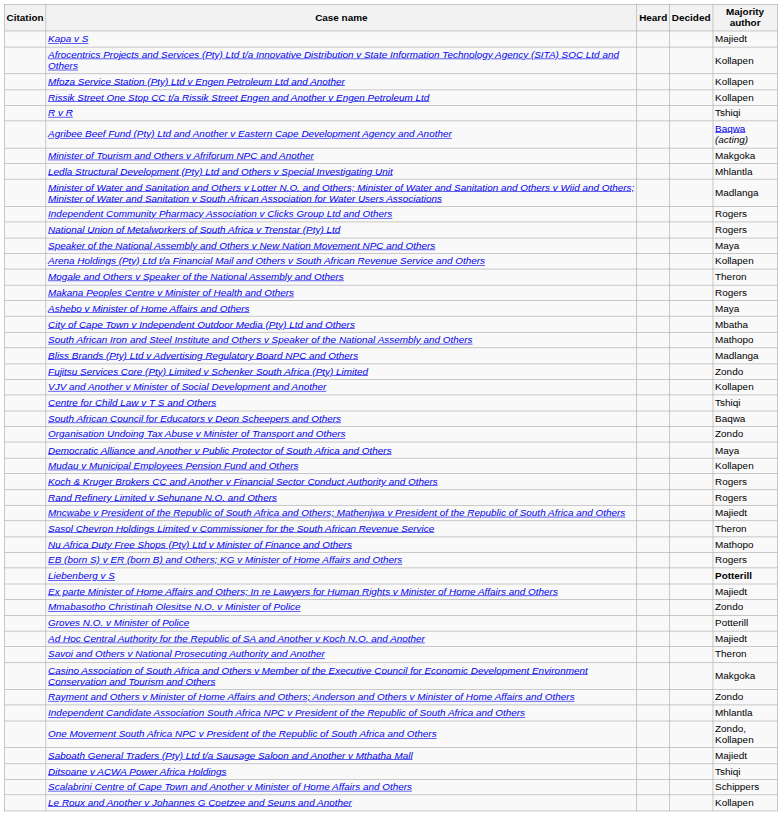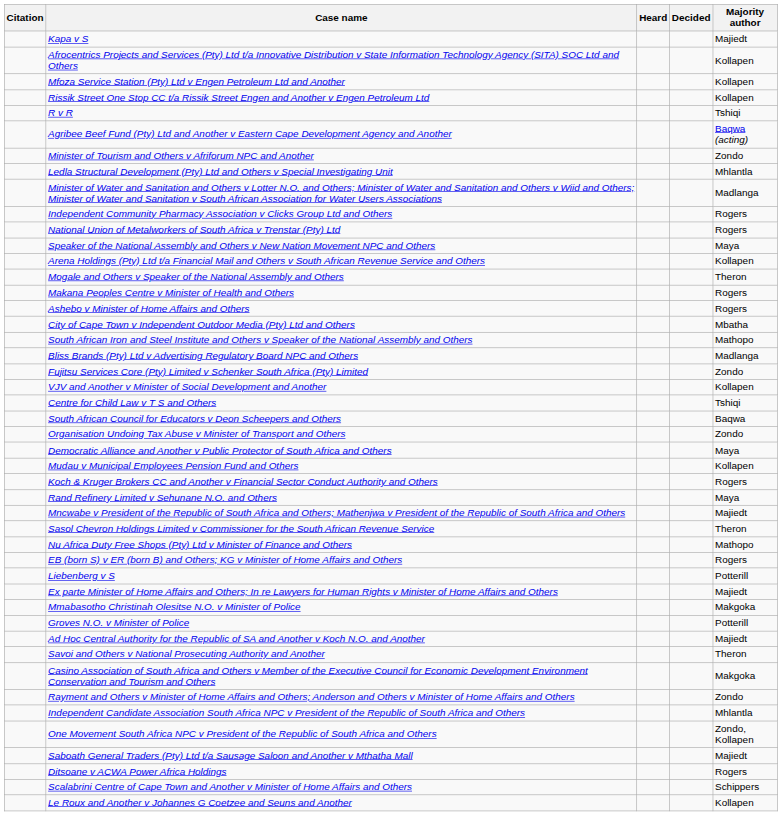(735, 155) Makgoka -> (729, 155) Zondo
(727, 308) Maya -> (731, 308) Rogers
(731, 497) Rogers -> (727, 497) Maya
(733, 576) bold -> (732, 576) normal
(729, 607) Zondo -> (735, 607) Makgoka
(728, 771) Tshiqi -> (731, 771) Rogers
